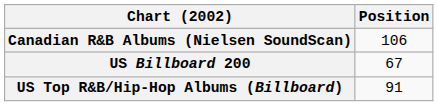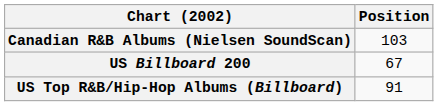(394, 40) 106 -> (394, 40) 103
